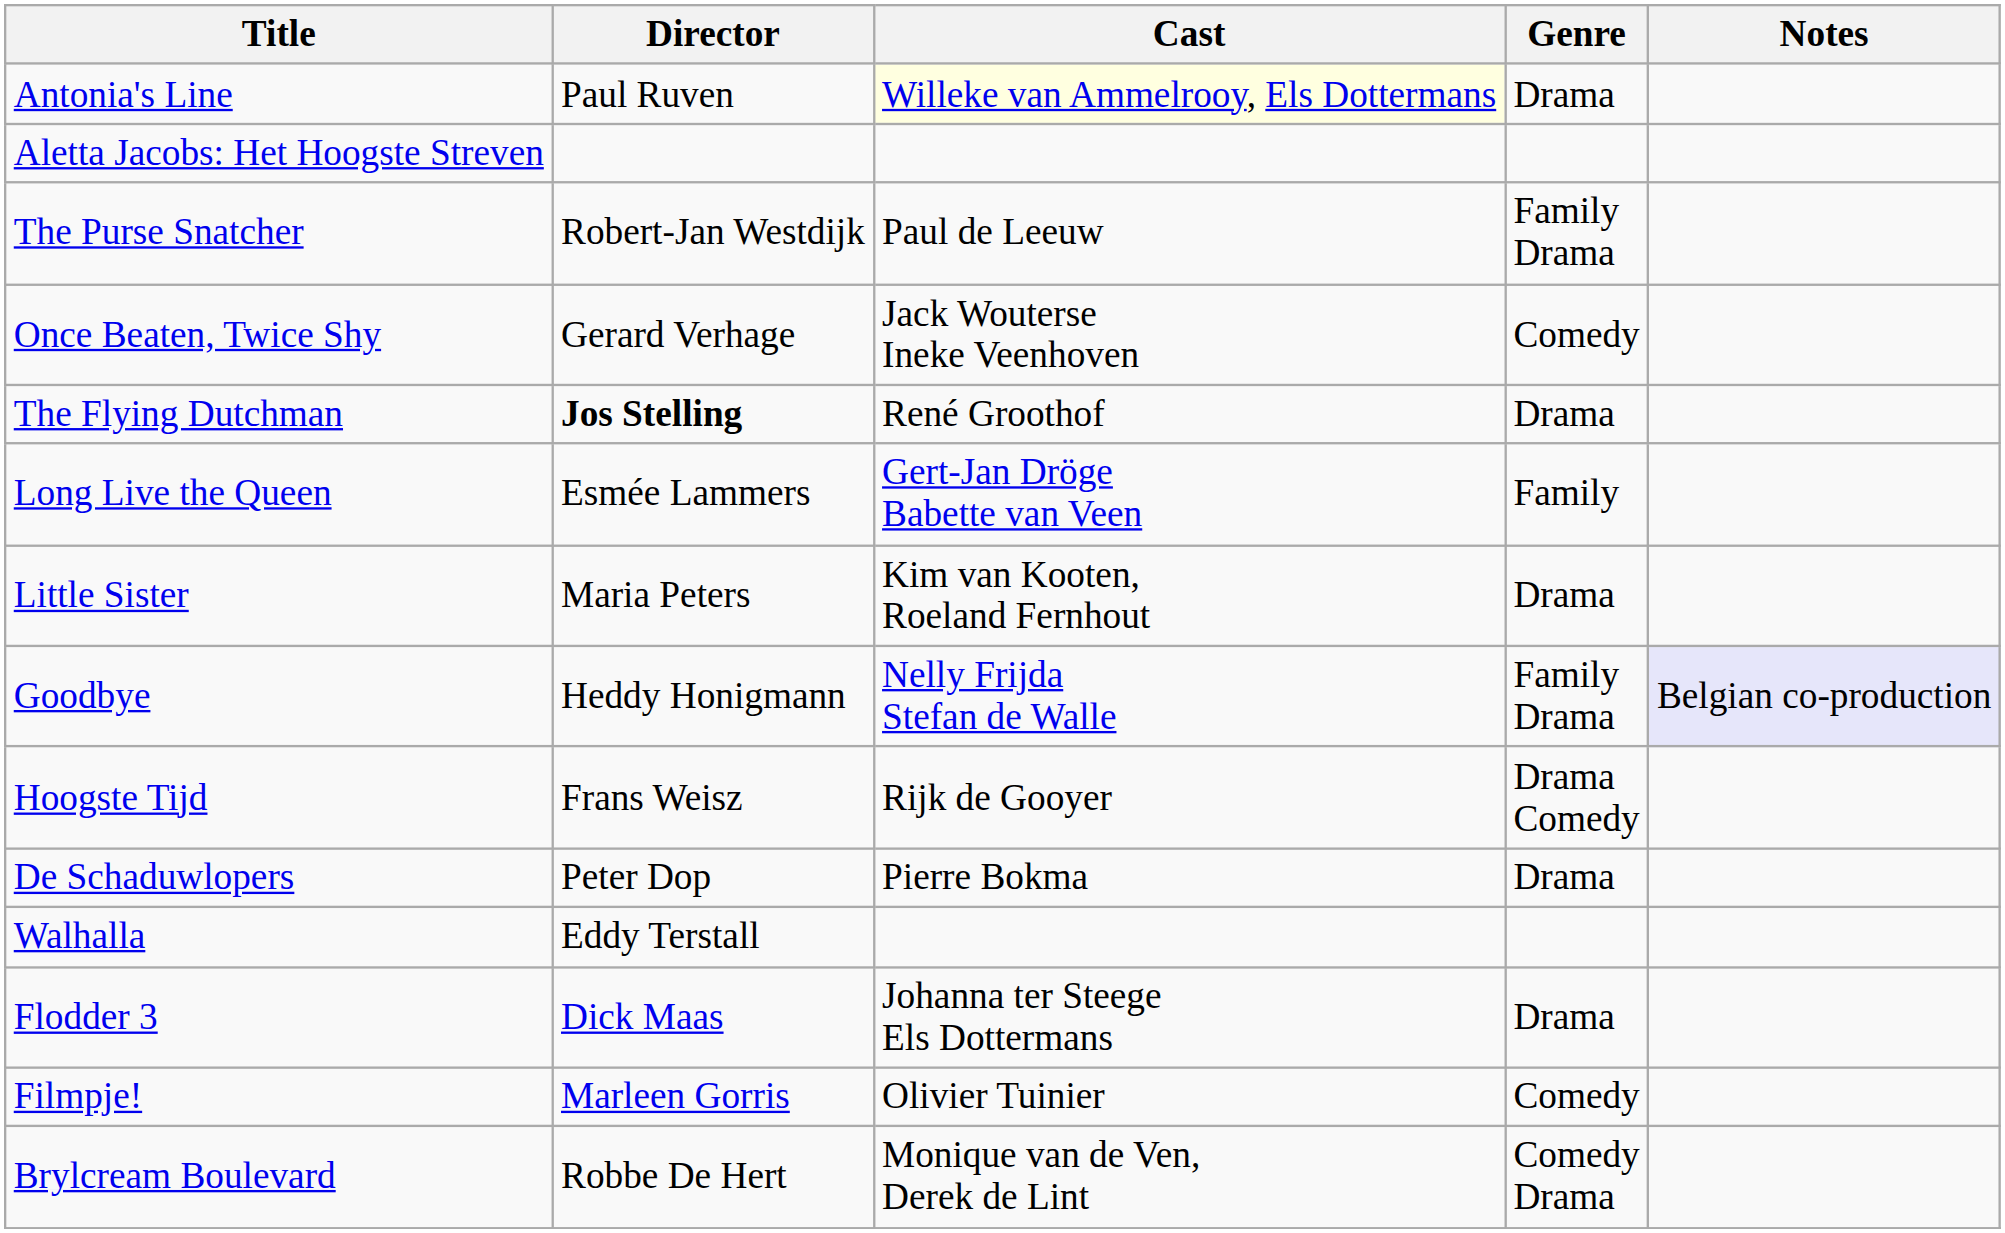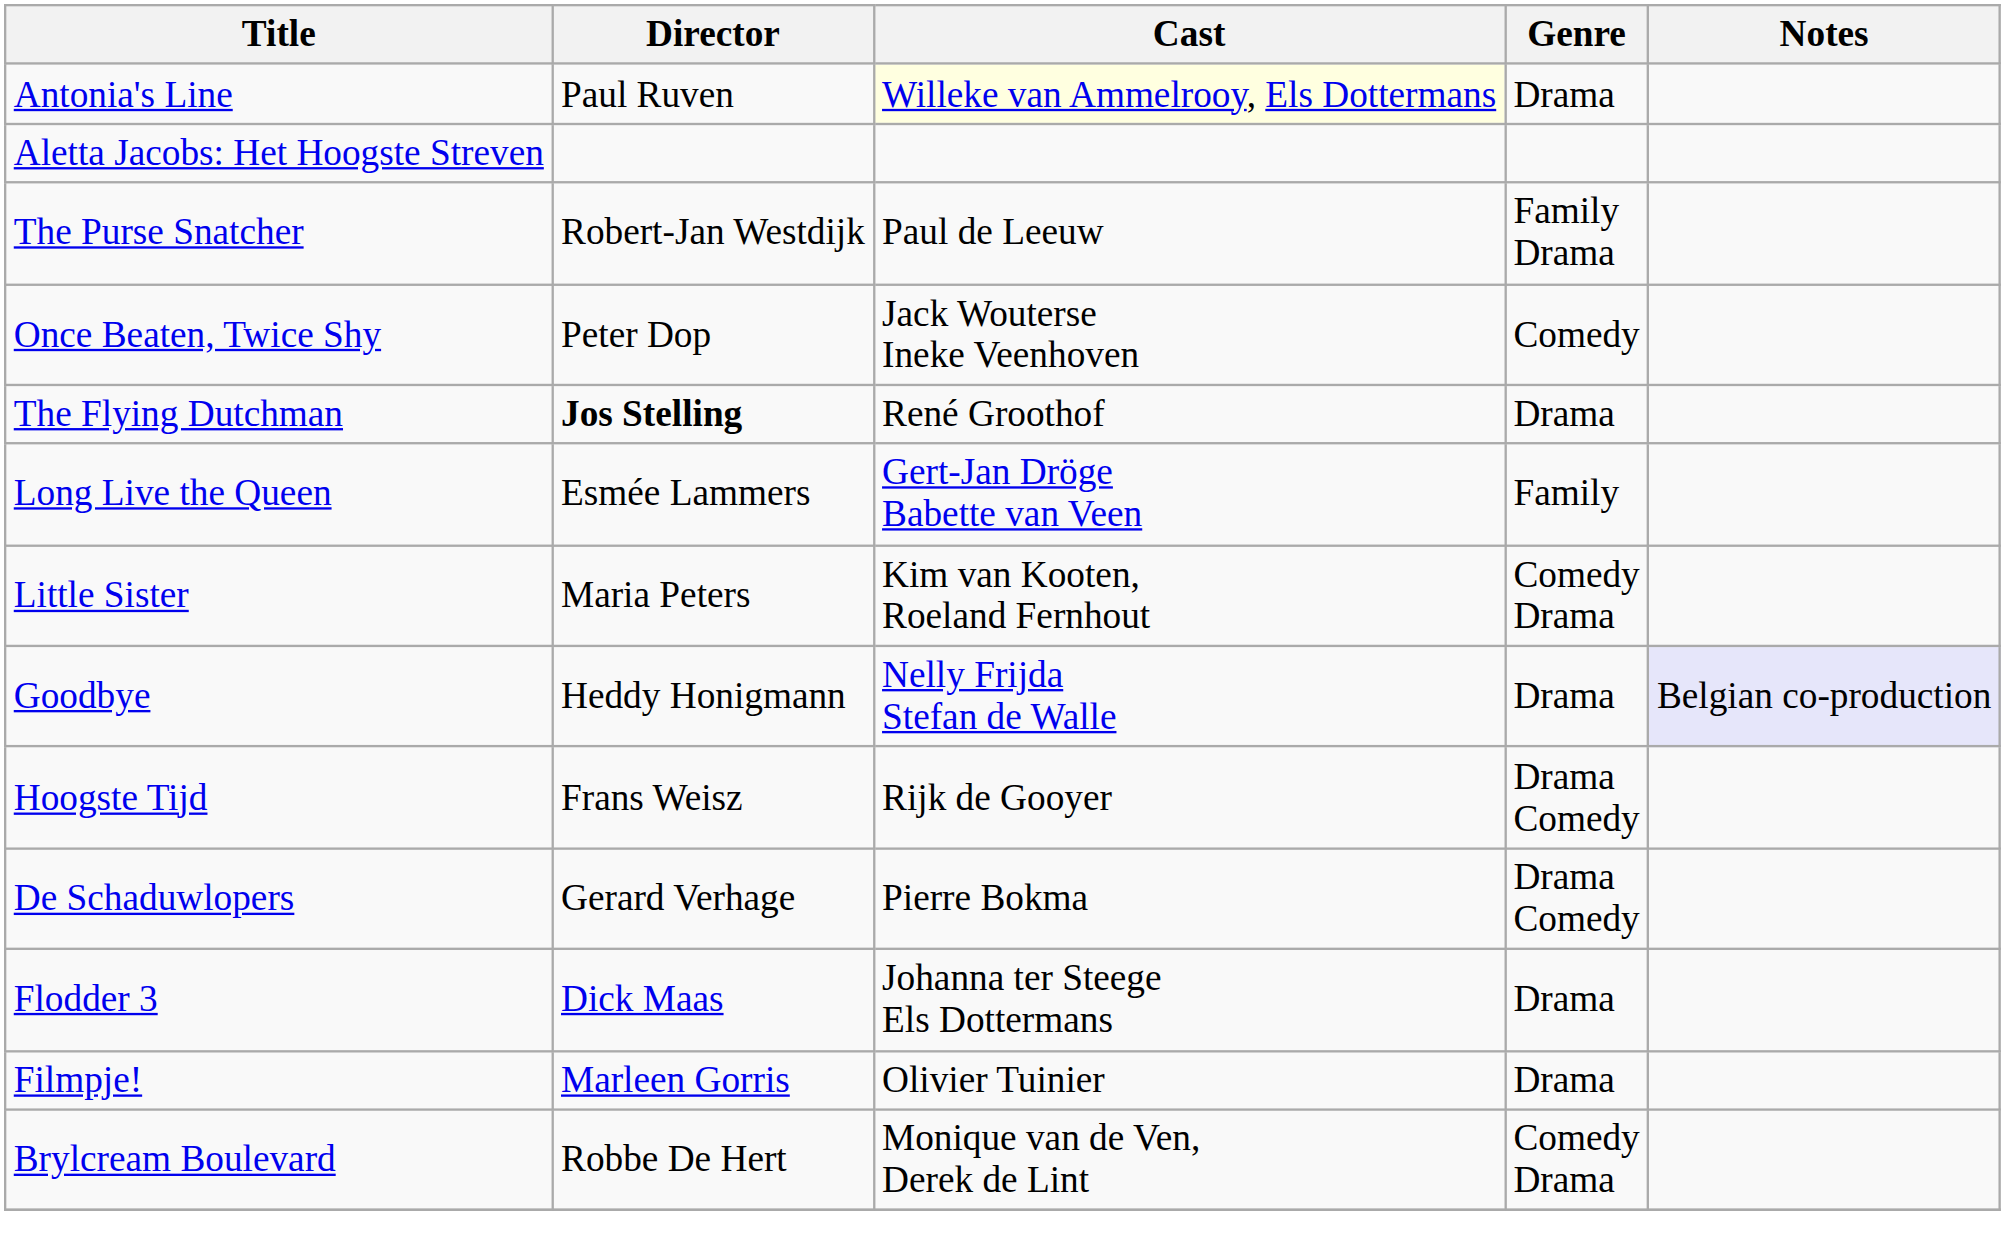(678, 333) Gerard Verhage -> (636, 333) Peter Dop
(1564, 594) Drama -> (1577, 594) Comedy Drama
(1566, 695) Family Drama -> (1564, 695) Drama
(636, 876) Peter Dop -> (678, 897) Gerard Verhage
(1564, 876) Drama -> (1577, 897) Drama Comedy
- row: (80, 936)
(1577, 1096) Comedy -> (1564, 1079) Drama
